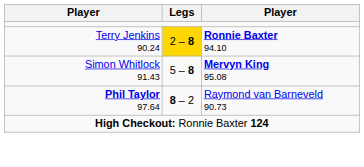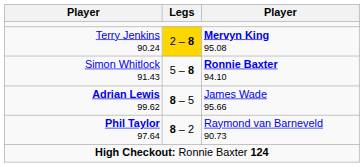(241, 41) Ronnie Baxter 94.10 -> (237, 41) Mervyn King 95.08
(237, 71) Mervyn King 95.08 -> (241, 71) Ronnie Baxter 94.10
+ row: (126, 100)
